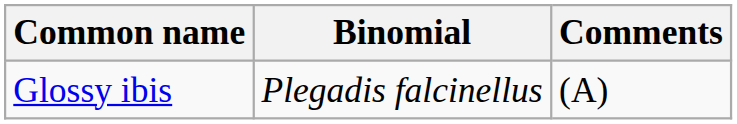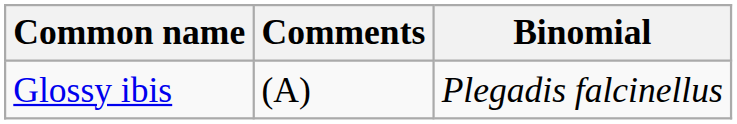columns swapped: (402, 32) <-> (641, 32)
